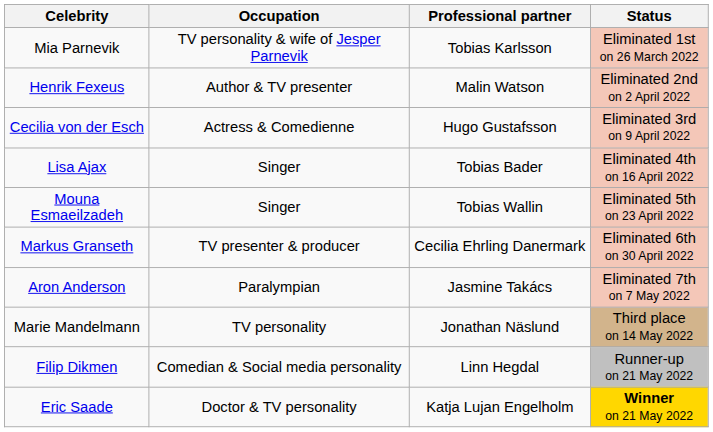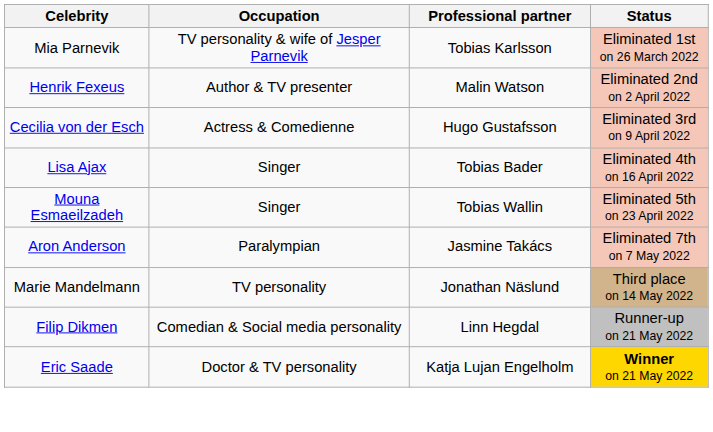- row: (77, 247)
